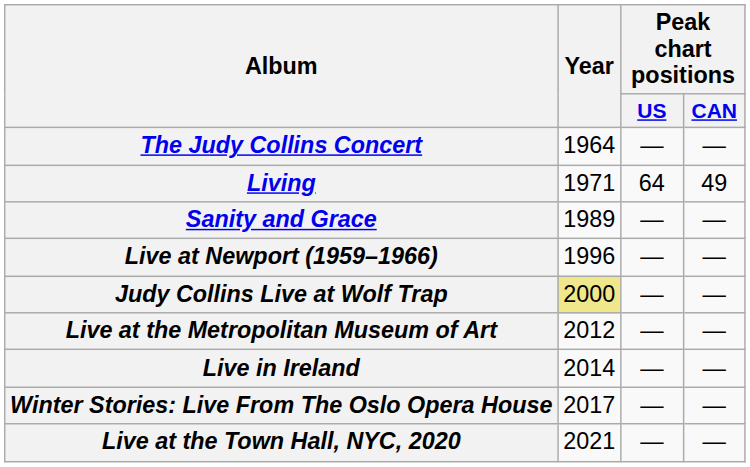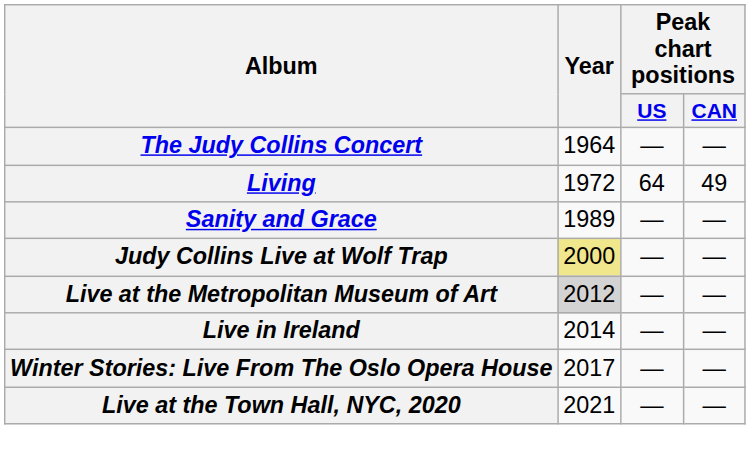(589, 182) 1971 -> (589, 182) 1972
- row: (281, 256)
(589, 331) no background -> (589, 294) lightgrey background
